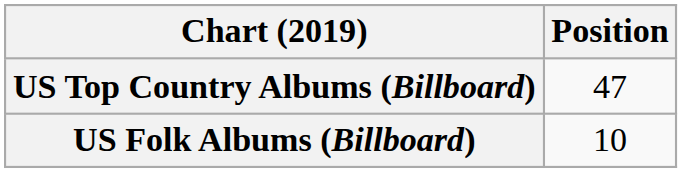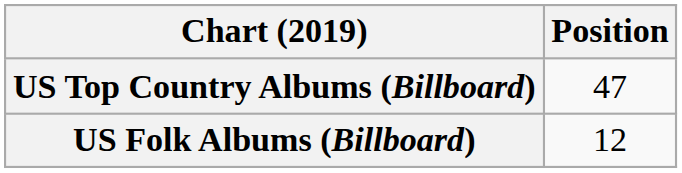(610, 139) 10 -> (610, 139) 12
